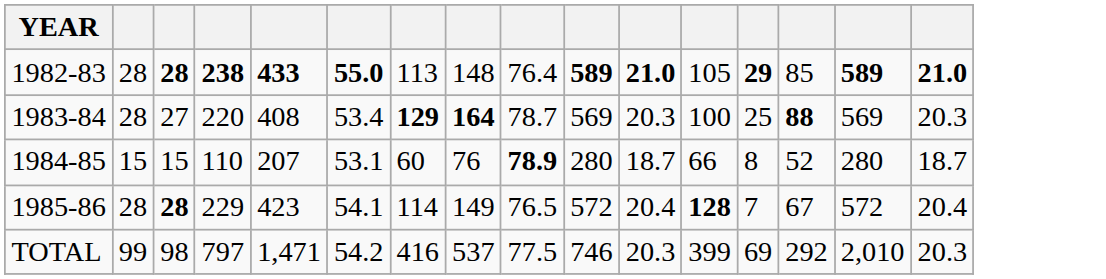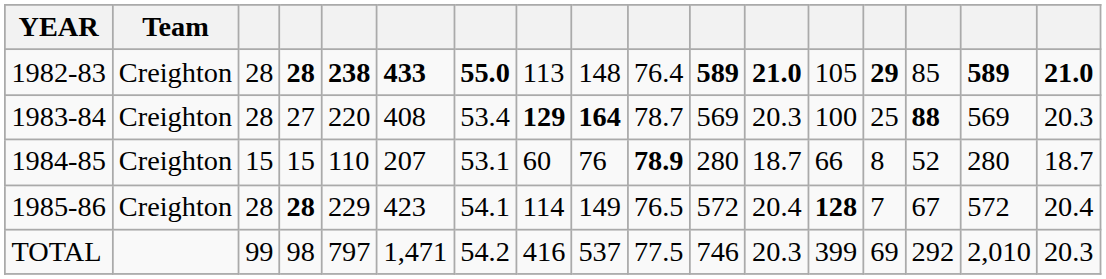+ column: (175, 26)
